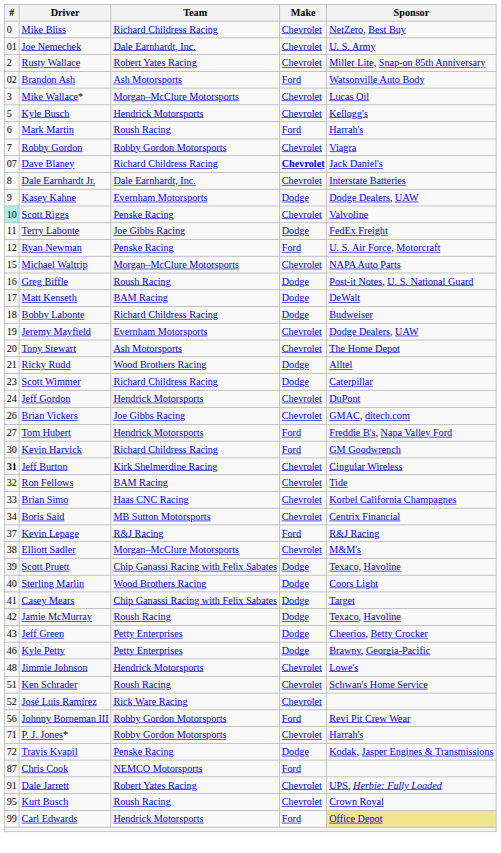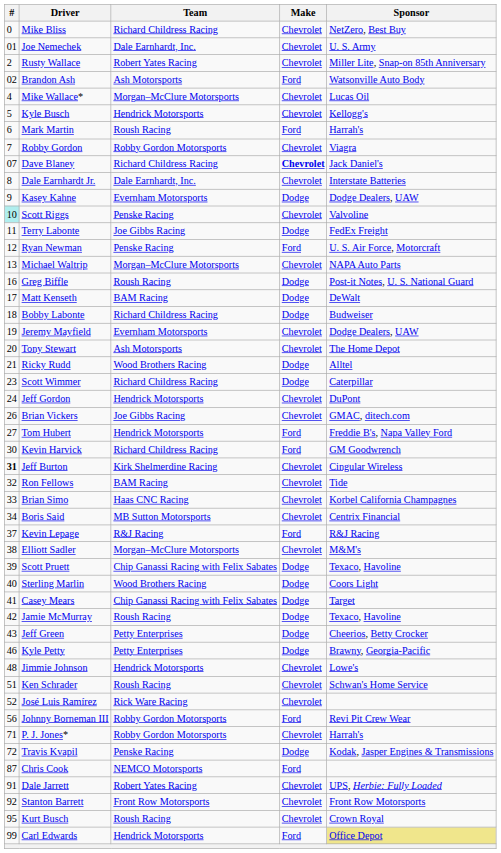(9, 97) 3 -> (9, 97) 4
(12, 264) 15 -> (12, 264) 13
+ row: (53, 802)
